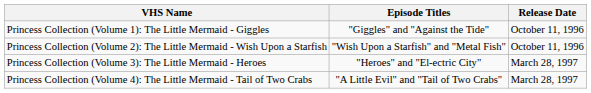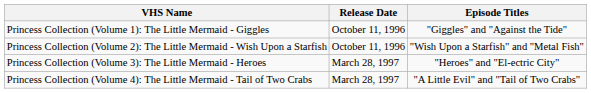columns swapped: (419, 12) <-> (547, 12)
